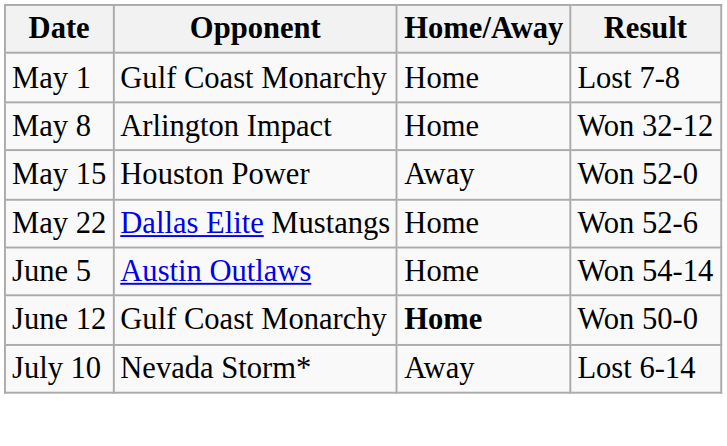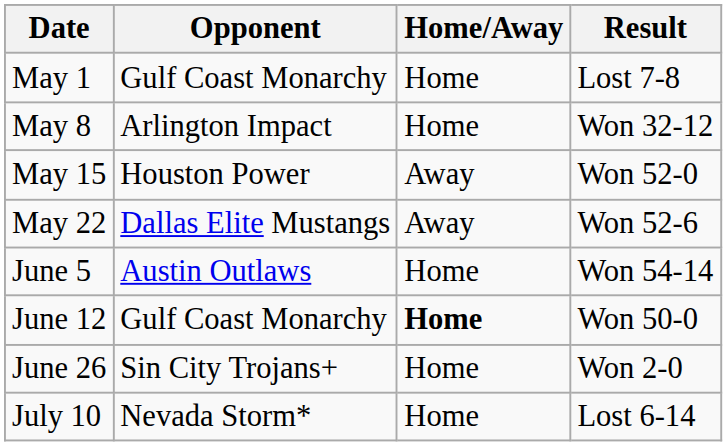(442, 222) Home -> (439, 222) Away
+ row: (59, 367)
(439, 367) Away -> (442, 416) Home
